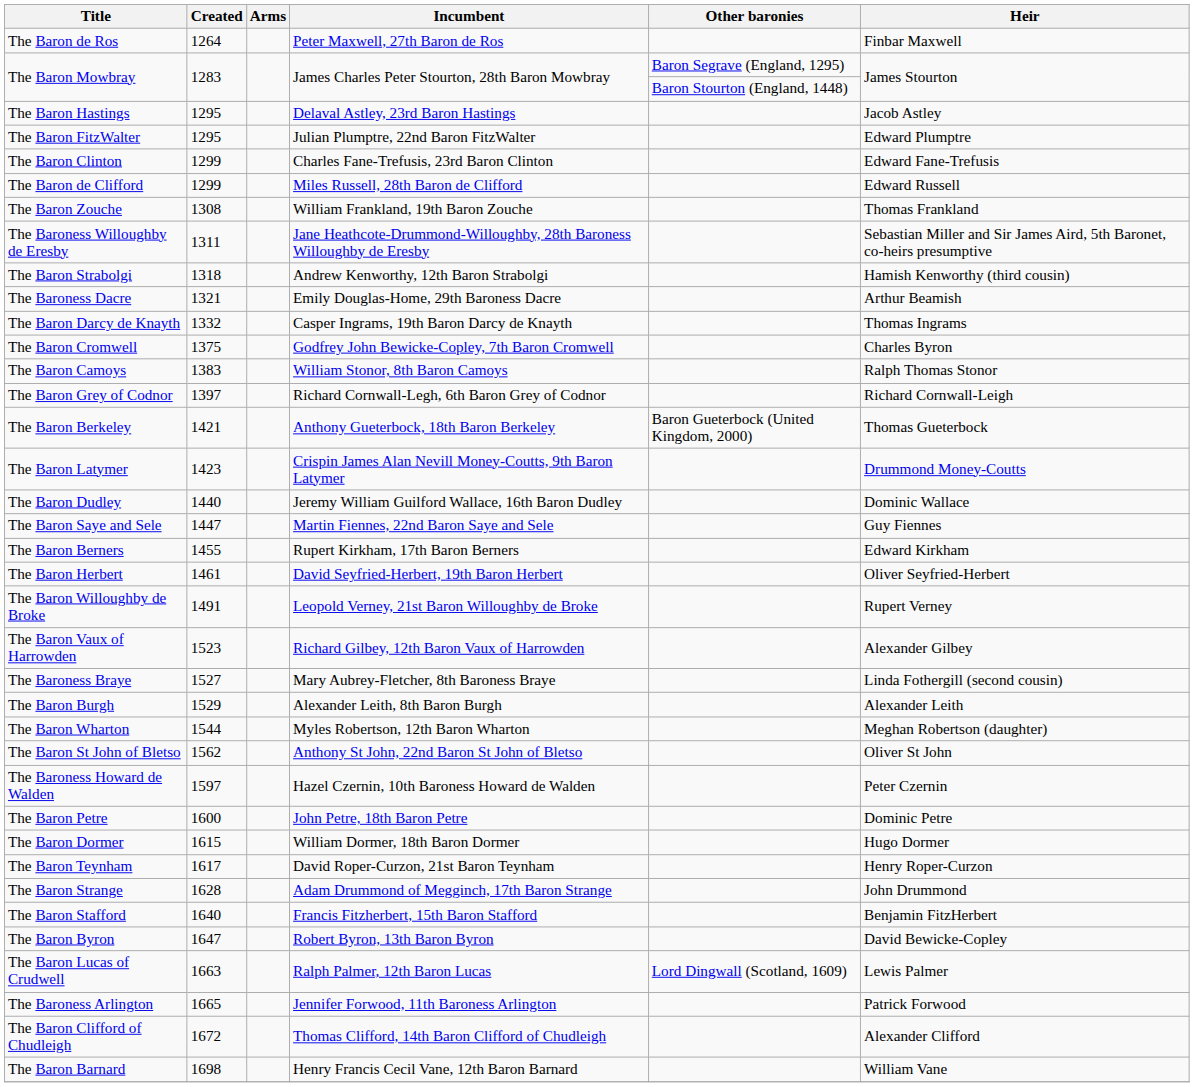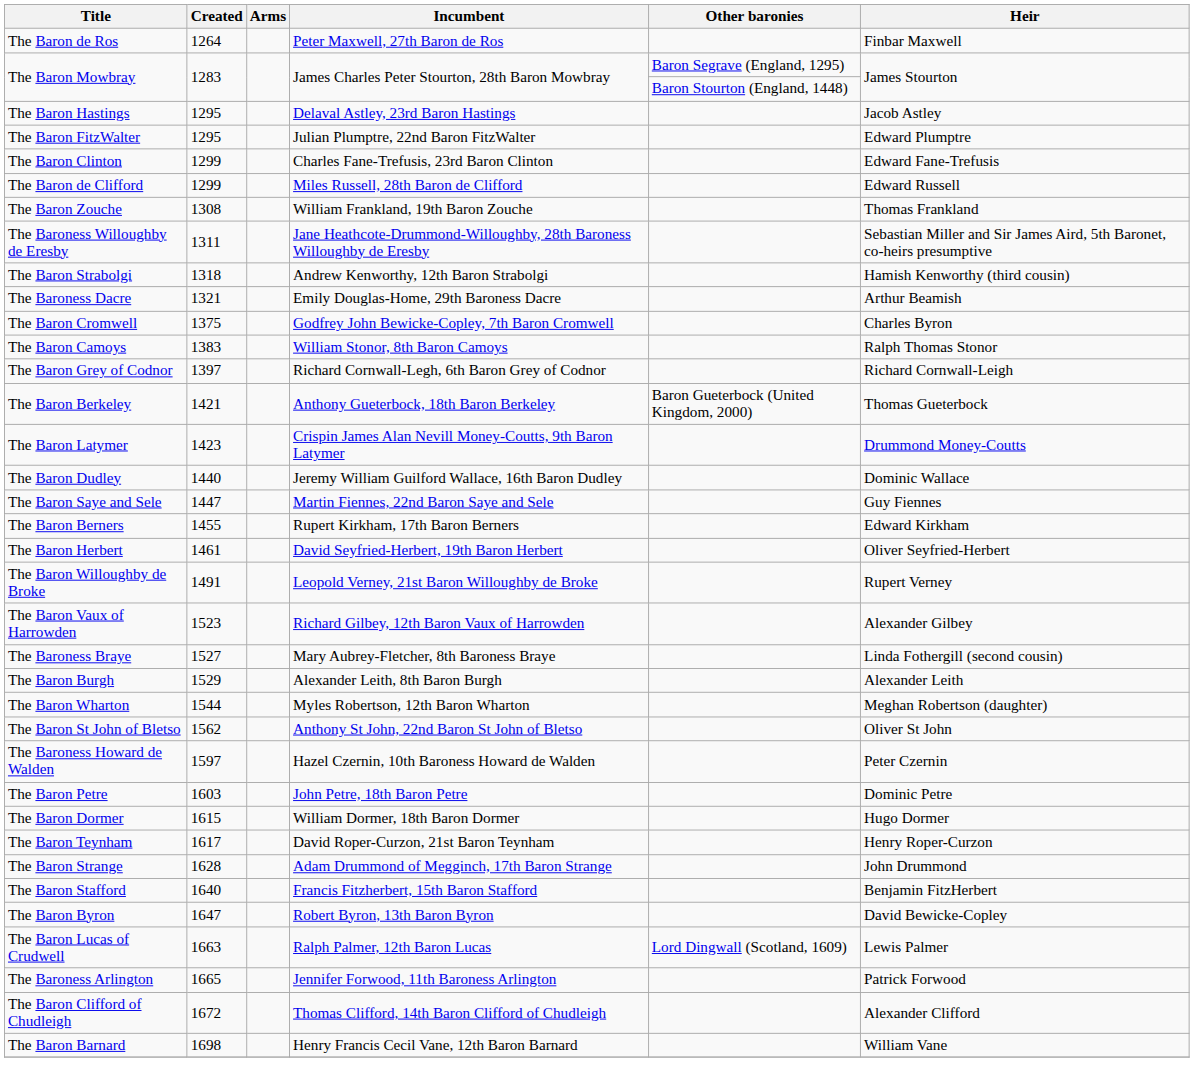- row: (94, 322)
(206, 818) 1600 -> (206, 794) 1603
